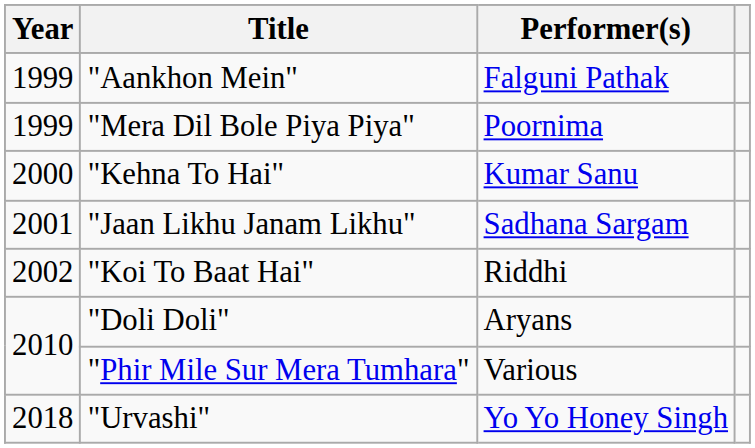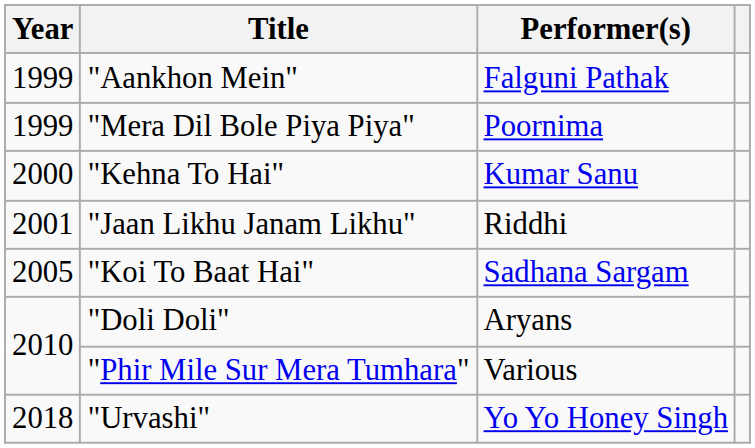(586, 223) Sadhana Sargam -> (525, 223) Riddhi
(43, 272) 2002 -> (43, 272) 2005
(525, 272) Riddhi -> (586, 272) Sadhana Sargam
